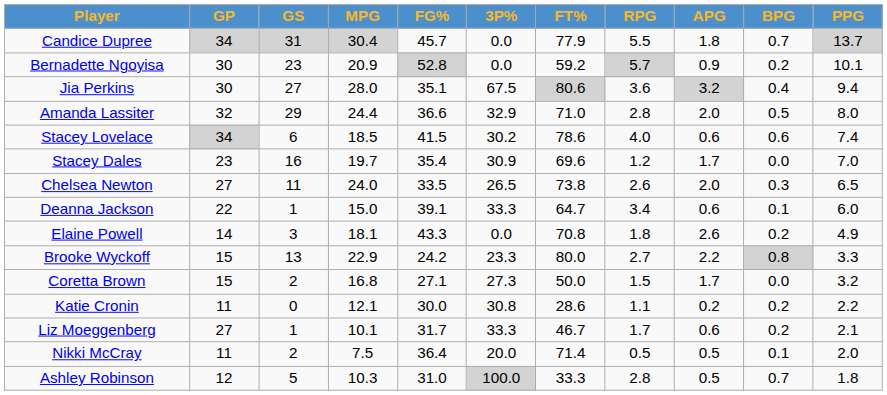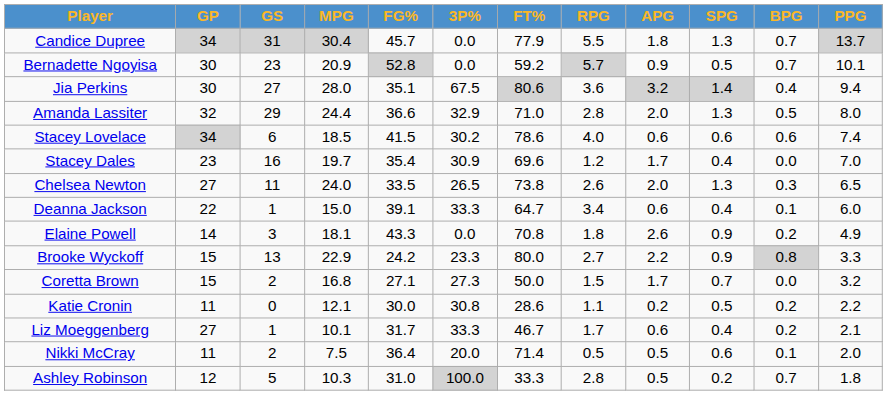+ column: (722, 16)
(779, 64) 0.2 -> (786, 64) 0.7
